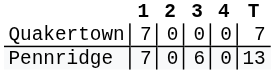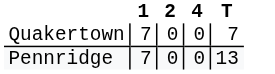- column: (197, 12)
